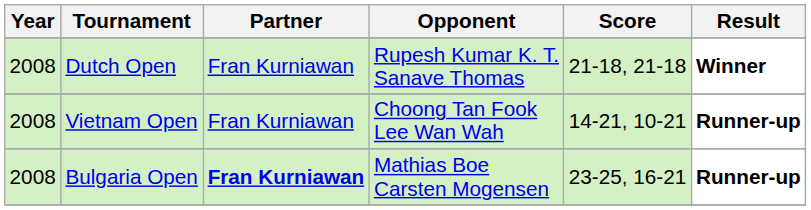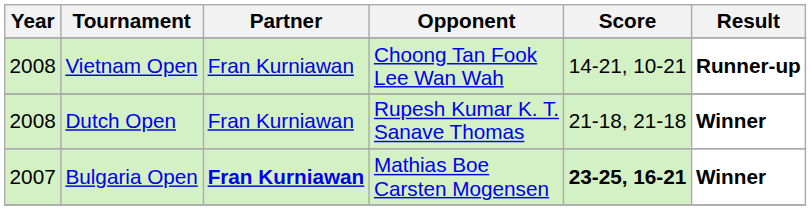rows swapped: (131, 122) <-> (121, 66)
(33, 177) 2008 -> (33, 177) 2007
(627, 177) normal -> (627, 177) bold
(748, 177) Runner-up -> (731, 177) Winner
